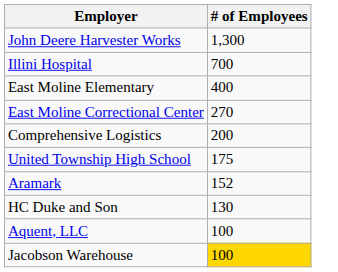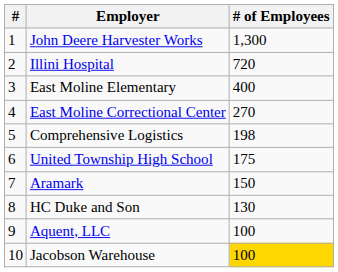+ column: (15, 16)
(222, 64) 700 -> (244, 64) 720
(222, 135) 200 -> (244, 135) 198
(222, 183) 152 -> (244, 183) 150
